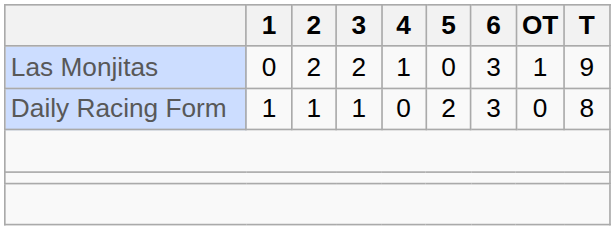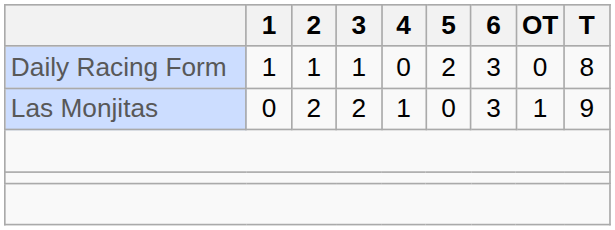rows swapped: (85, 66) <-> (119, 108)
